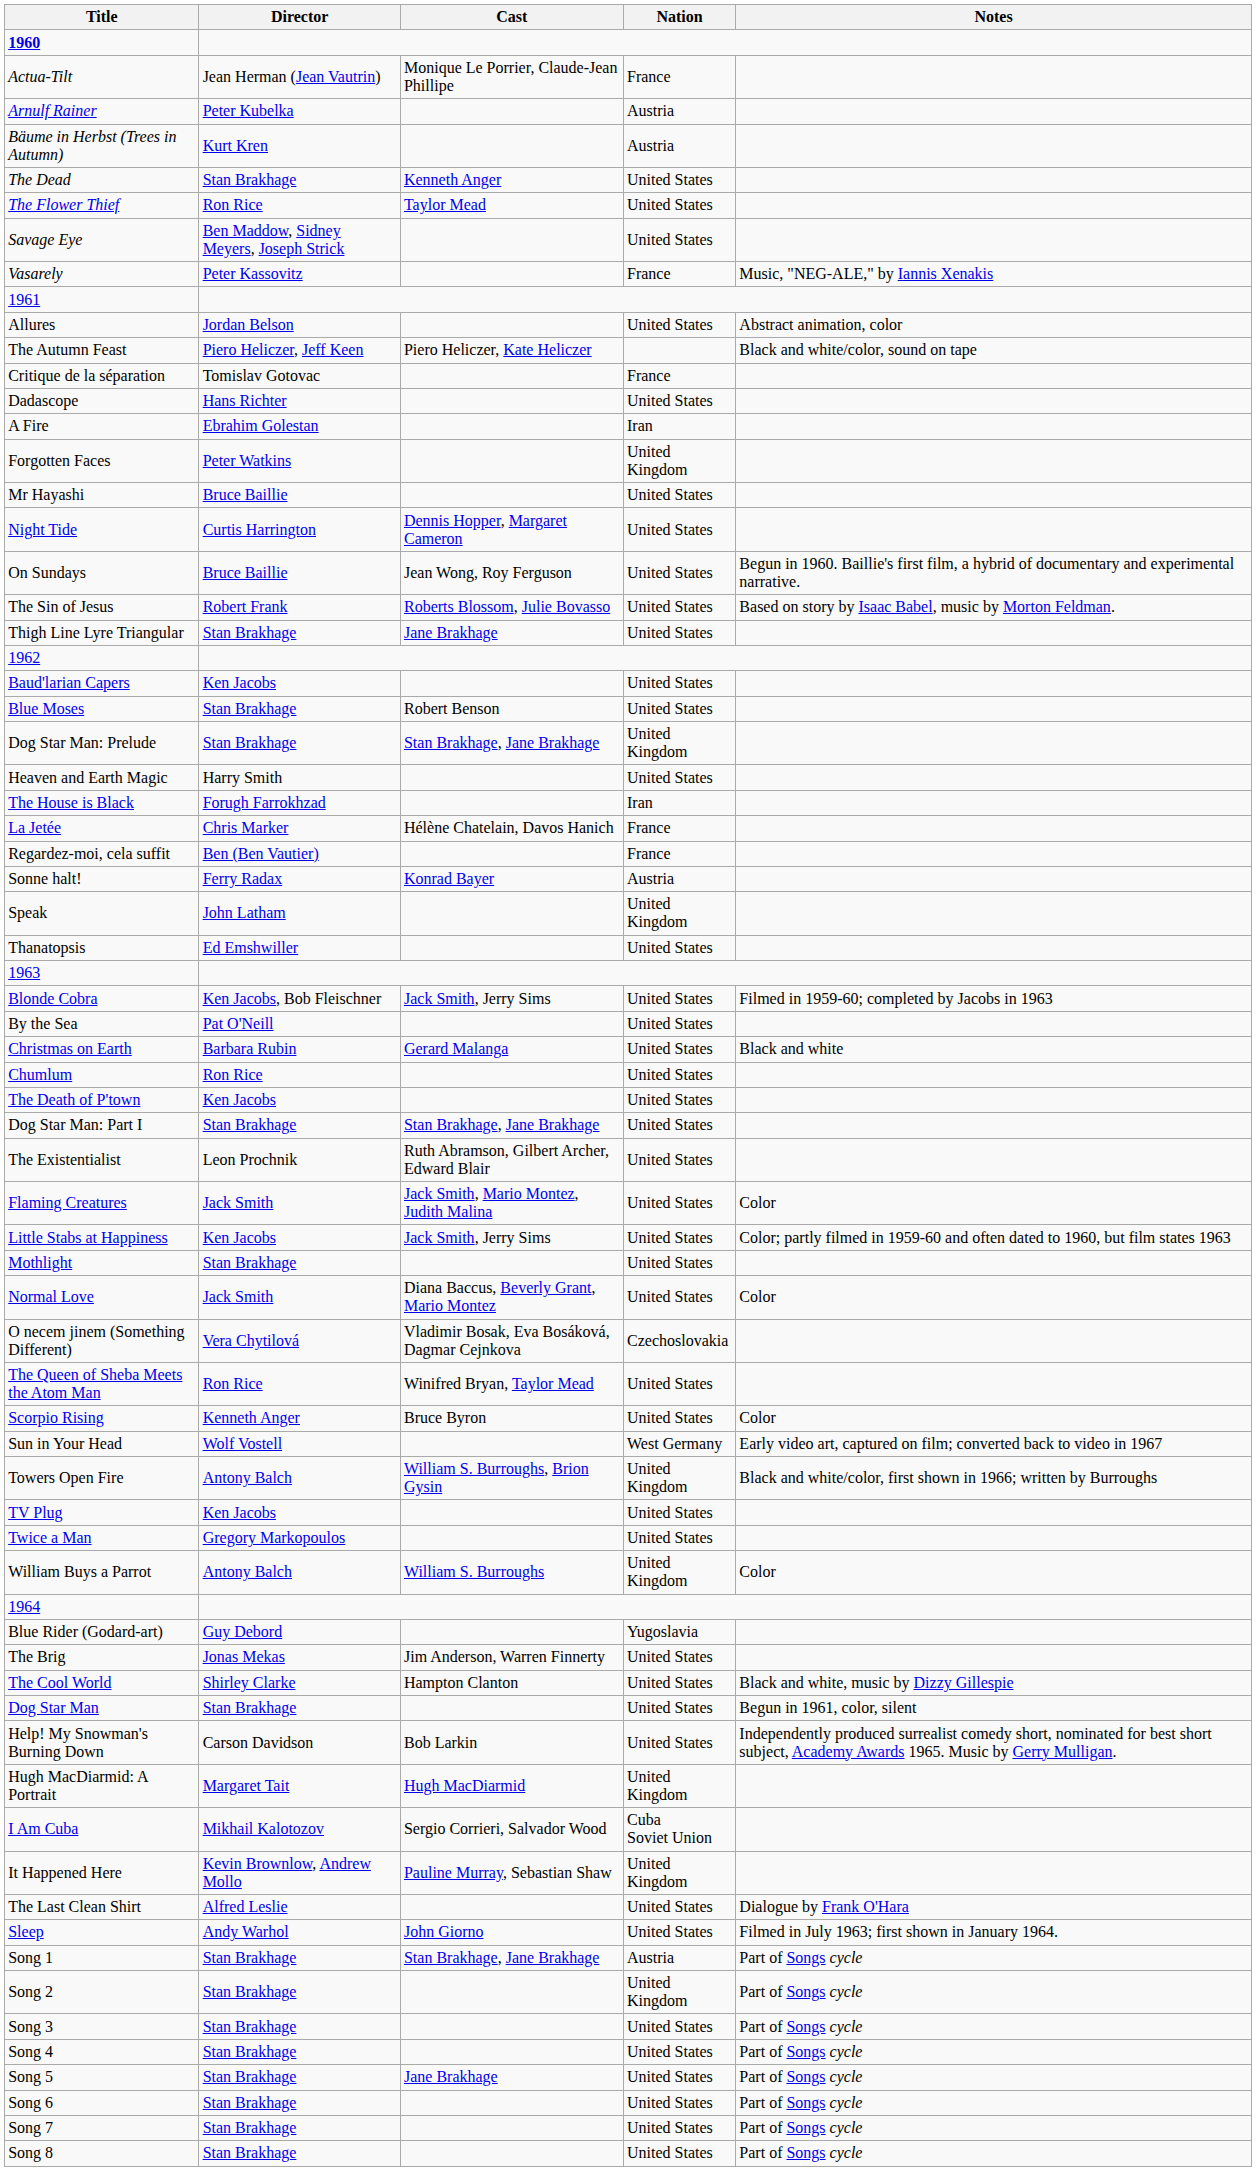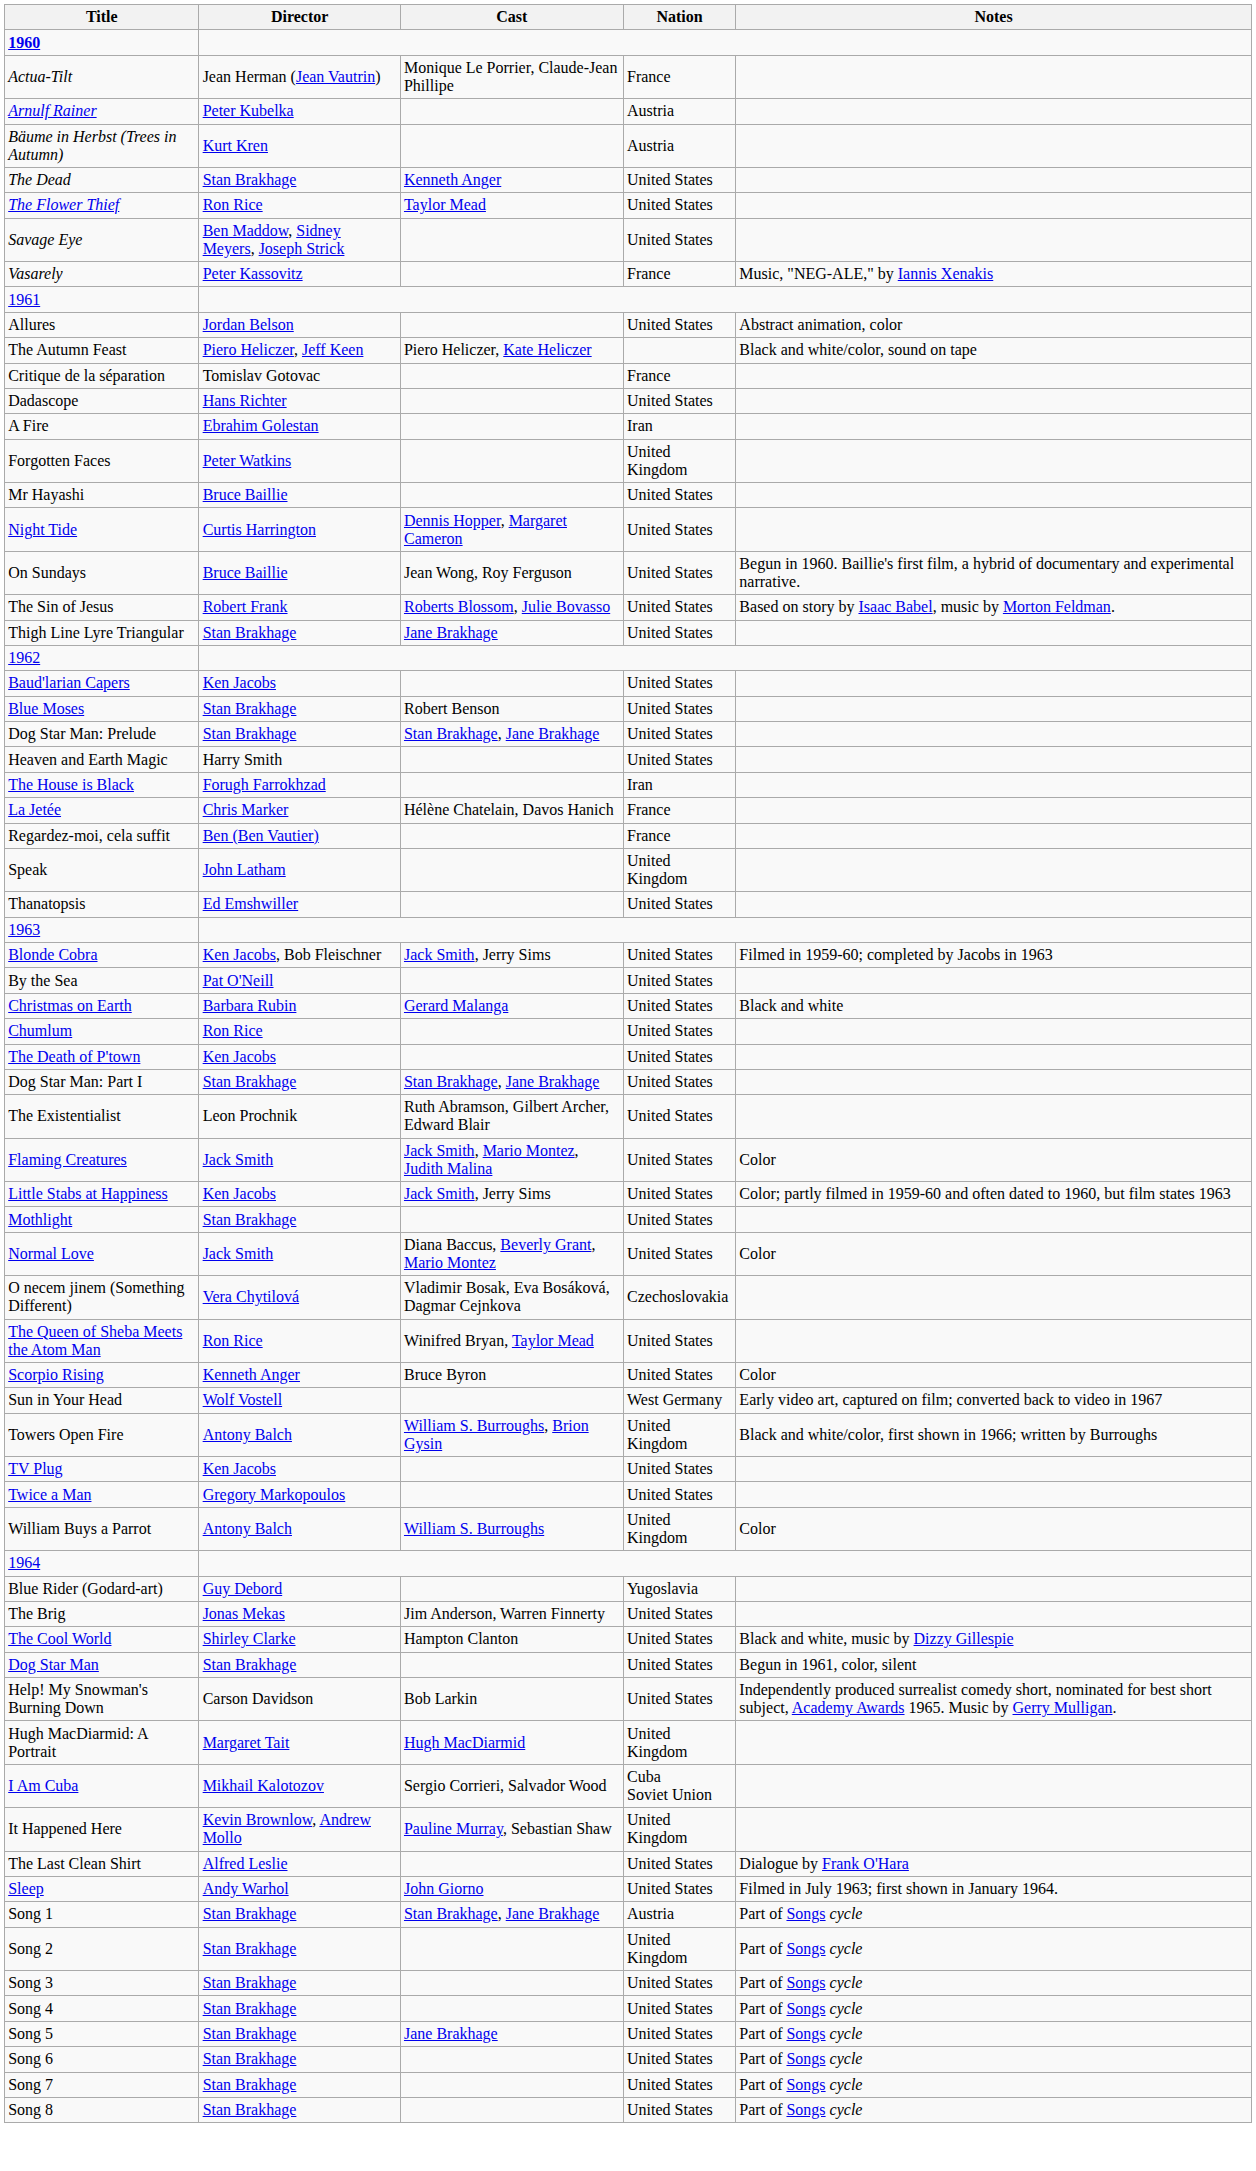(657, 743) United Kingdom -> (670, 734) United States
- row: (45, 879)
